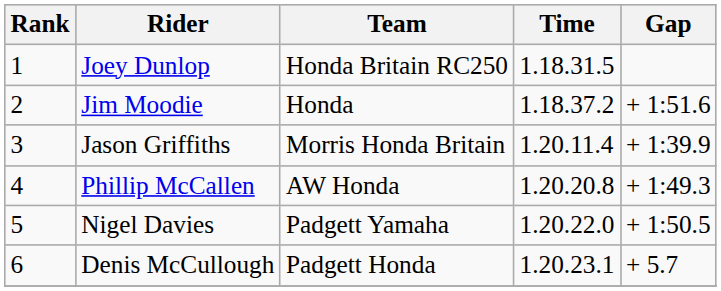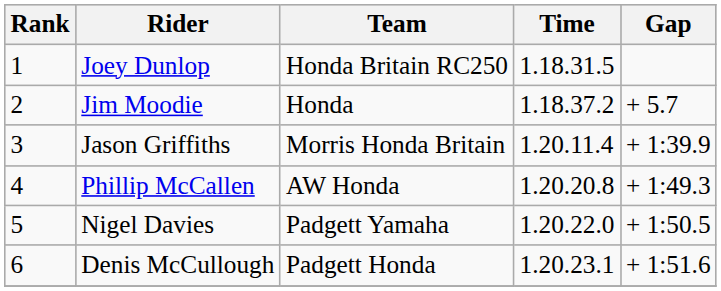(668, 104) + 1:51.6 -> (652, 104) + 5.7
(652, 265) + 5.7 -> (668, 265) + 1:51.6
